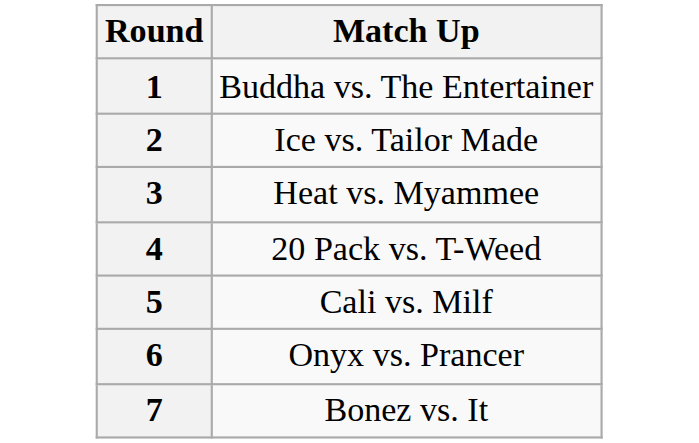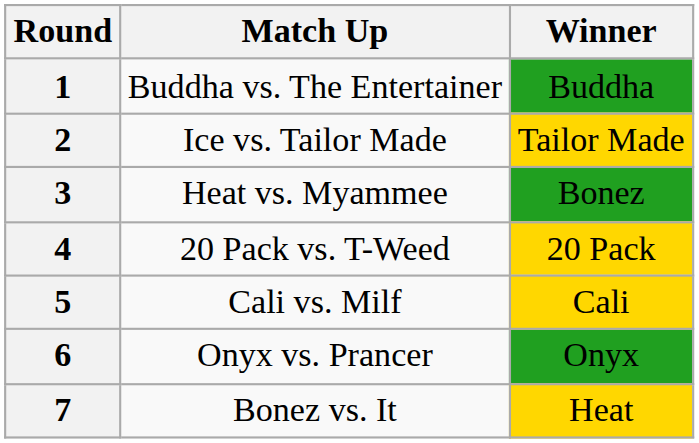+ column: (601, 31)
